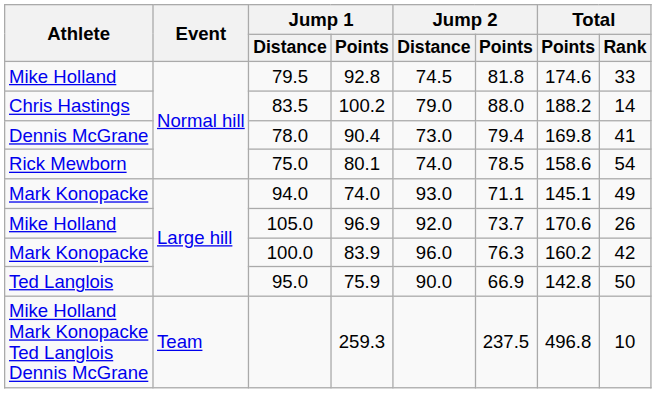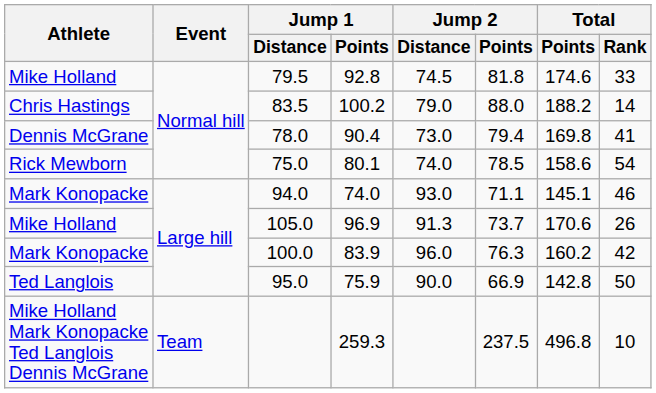(625, 194) 49 -> (625, 194) 46
(434, 223) 92.0 -> (434, 223) 91.3
